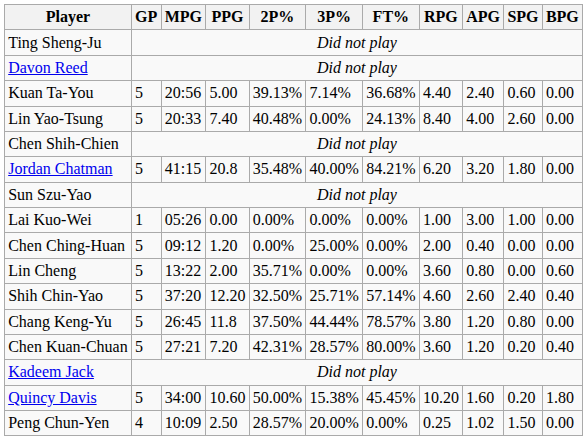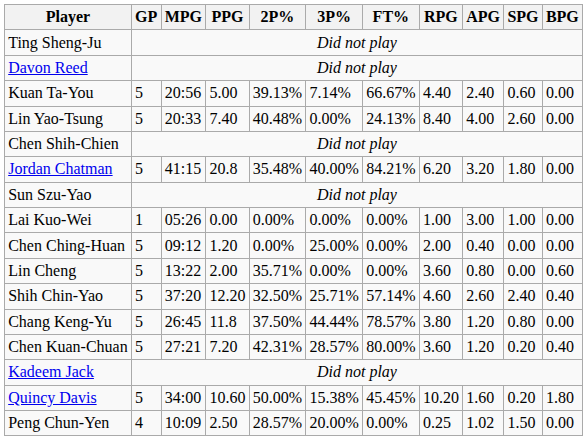(391, 93) 36.68% -> (391, 93) 66.67%
